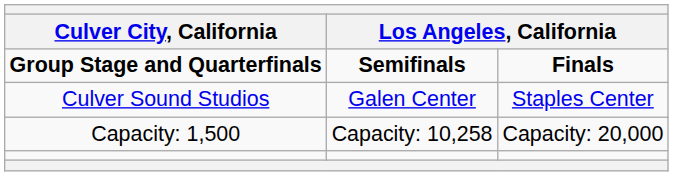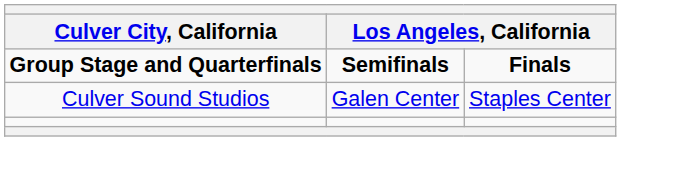- row: (166, 133)
